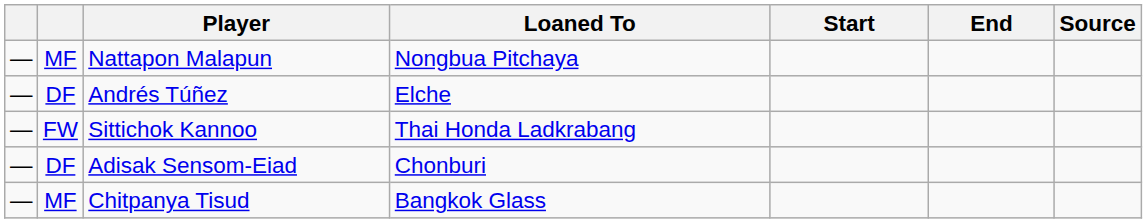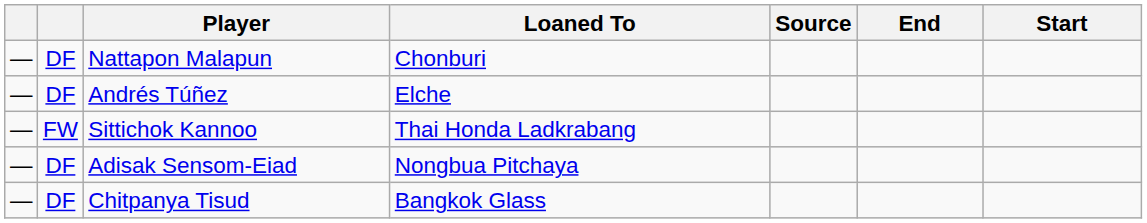columns swapped: (849, 23) <-> (1098, 23)
(60, 58) MF -> (60, 58) DF
(487, 58) Nongbua Pitchaya -> (440, 58) Chonburi
(440, 165) Chonburi -> (487, 165) Nongbua Pitchaya
(60, 201) MF -> (60, 201) DF
